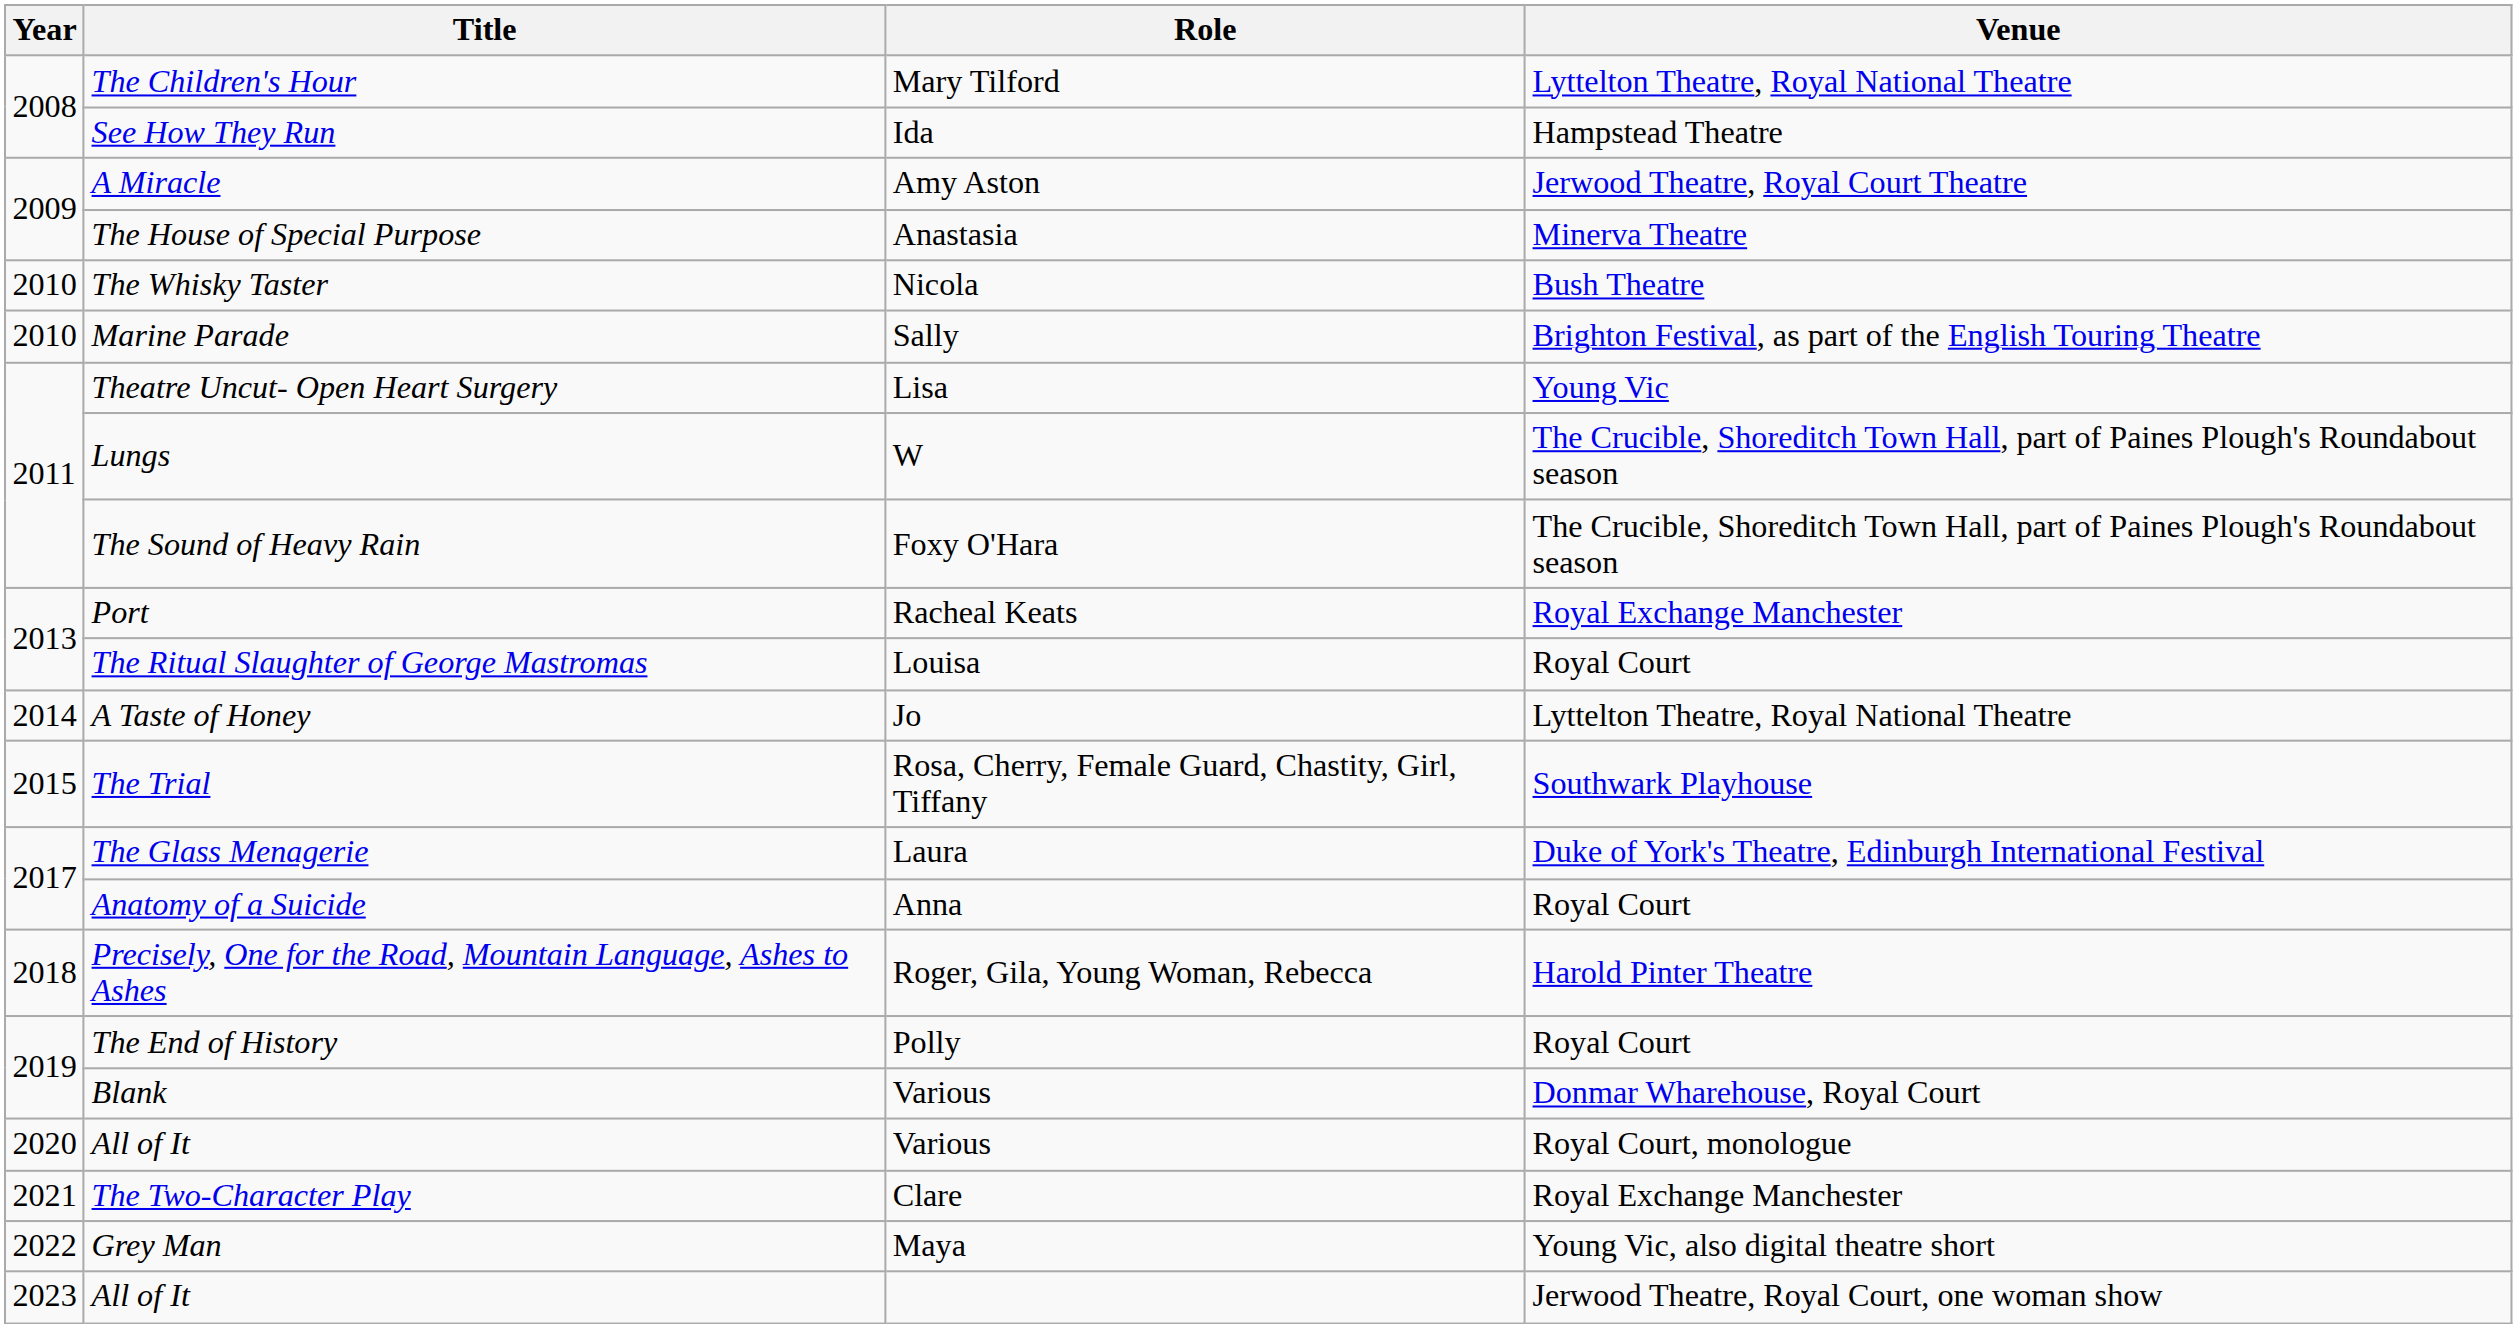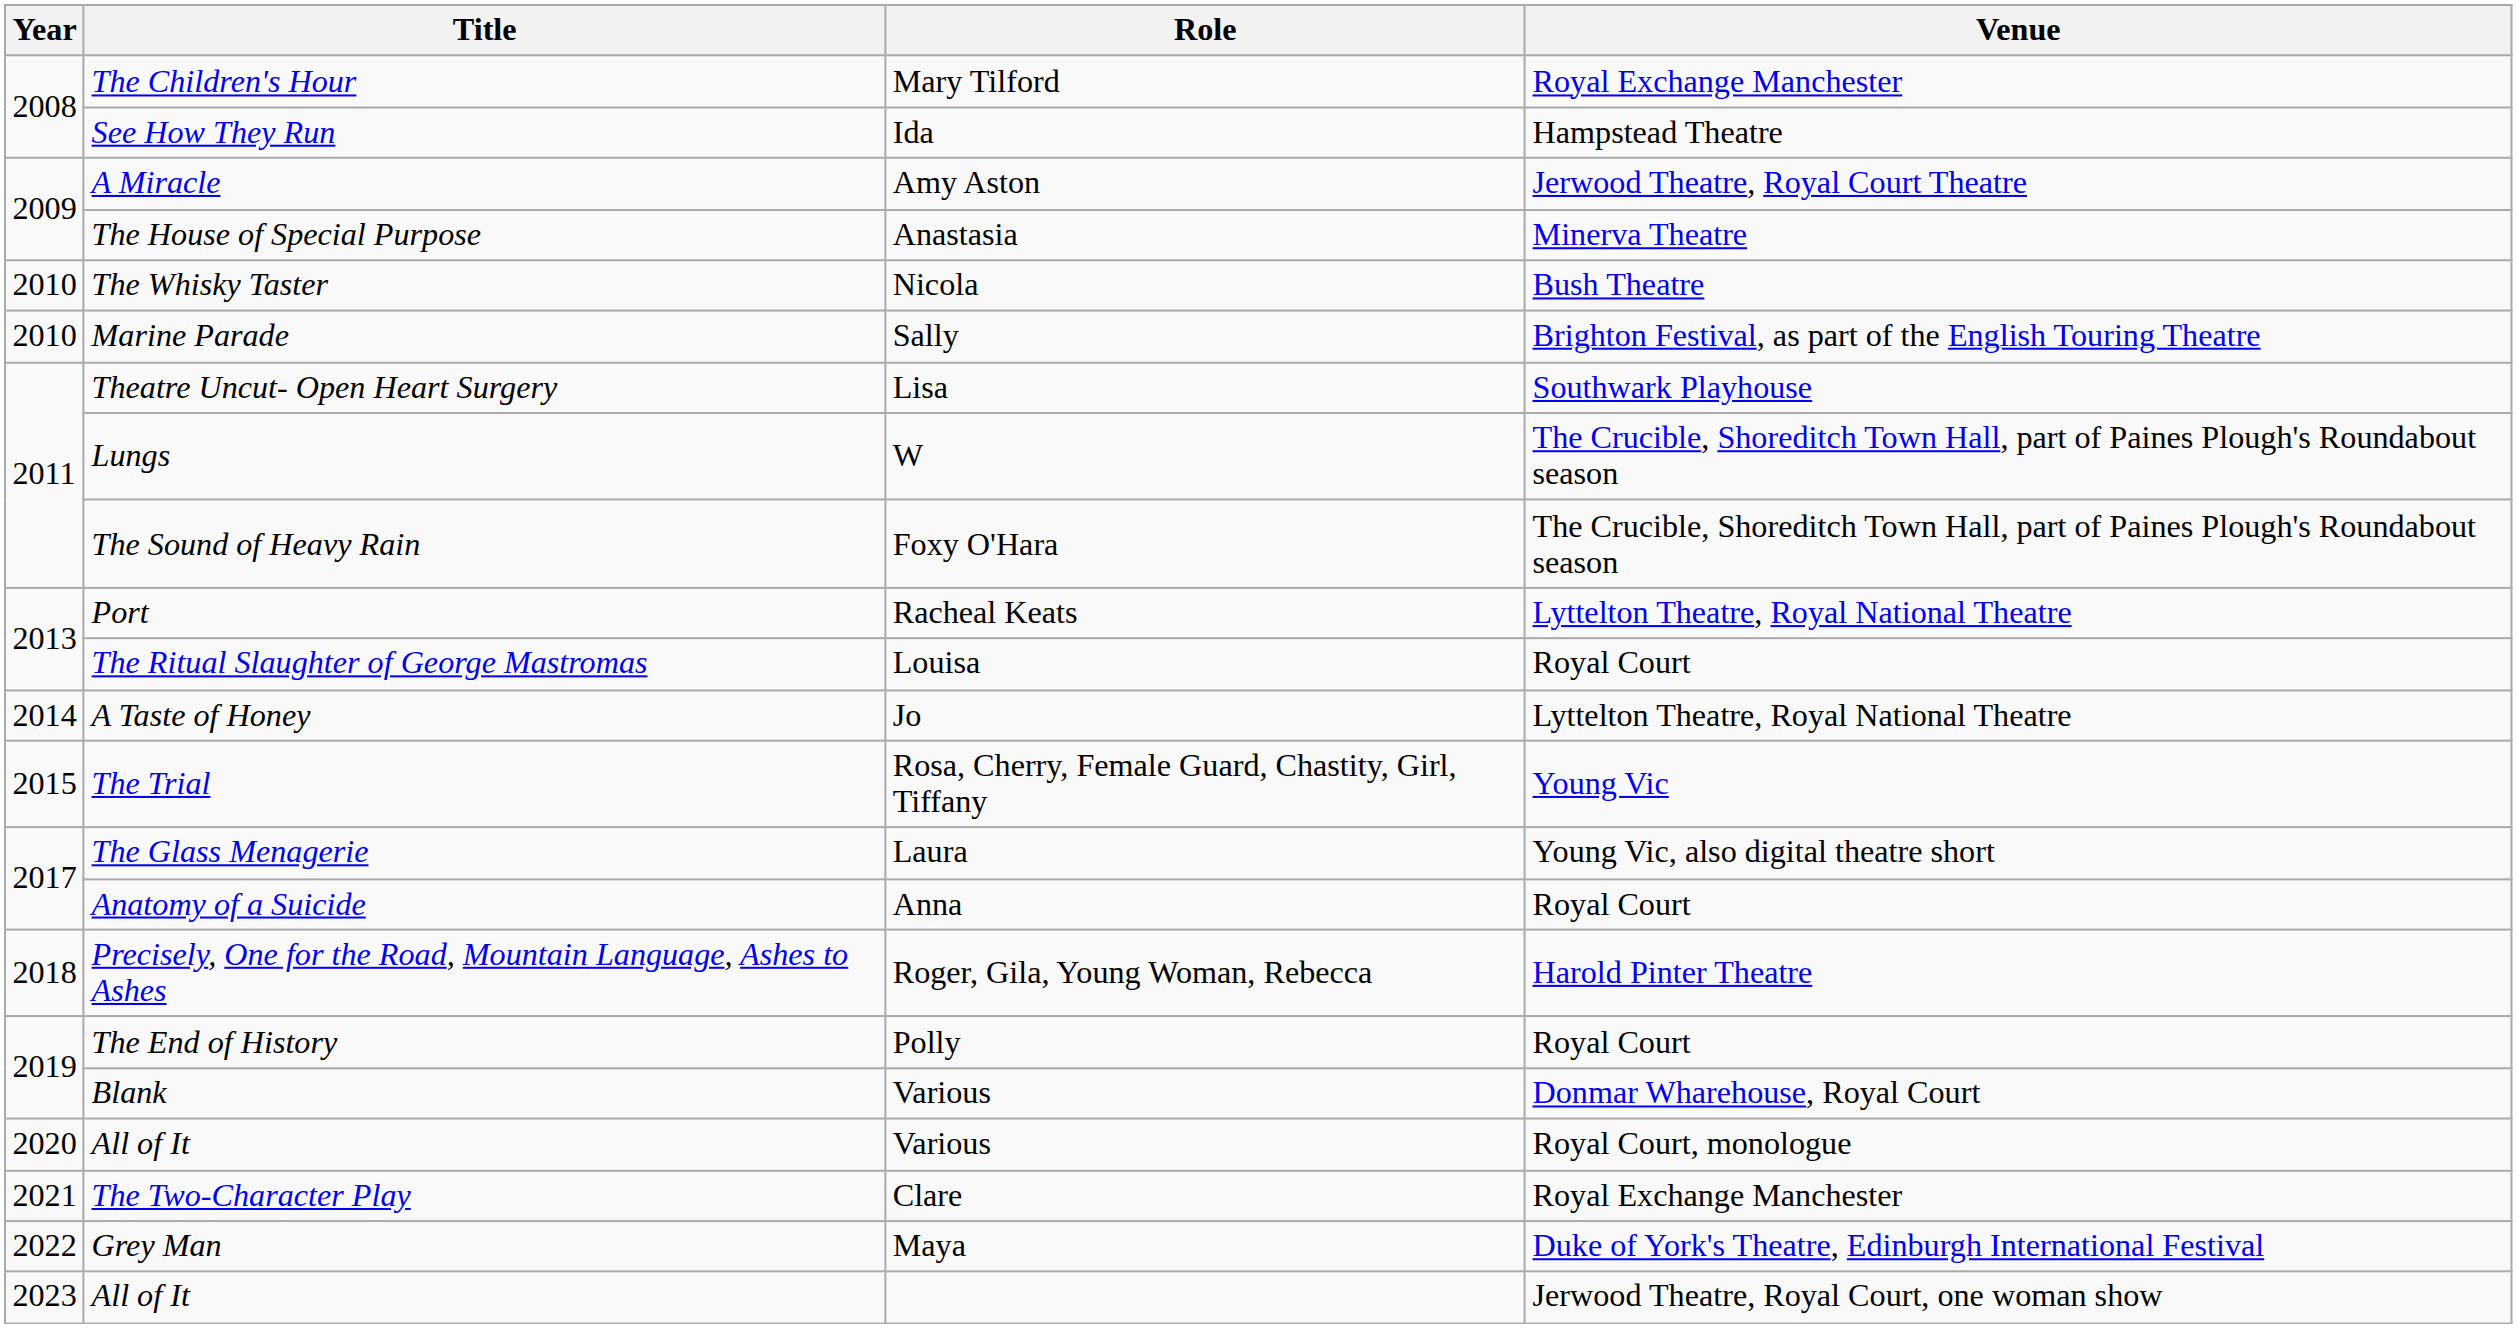(1802, 81) Lyttelton Theatre, Royal National Theatre -> (1717, 81) Royal Exchange Manchester
(1601, 387) Young Vic -> (1672, 387) Southwark Playhouse
(1717, 612) Royal Exchange Manchester -> (1802, 612) Lyttelton Theatre, Royal National Theatre
(1672, 783) Southwark Playhouse -> (1601, 783) Young Vic
(1898, 852) Duke of York's Theatre, Edinburgh International Festival -> (1764, 852) Young Vic, also digital theatre short
(1764, 1245) Young Vic, also digital theatre short -> (1898, 1245) Duke of York's Theatre, Edinburgh International Festival
